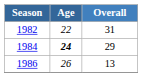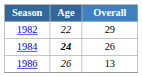(110, 30) 31 -> (110, 30) 29
(110, 47) 29 -> (110, 47) 26
